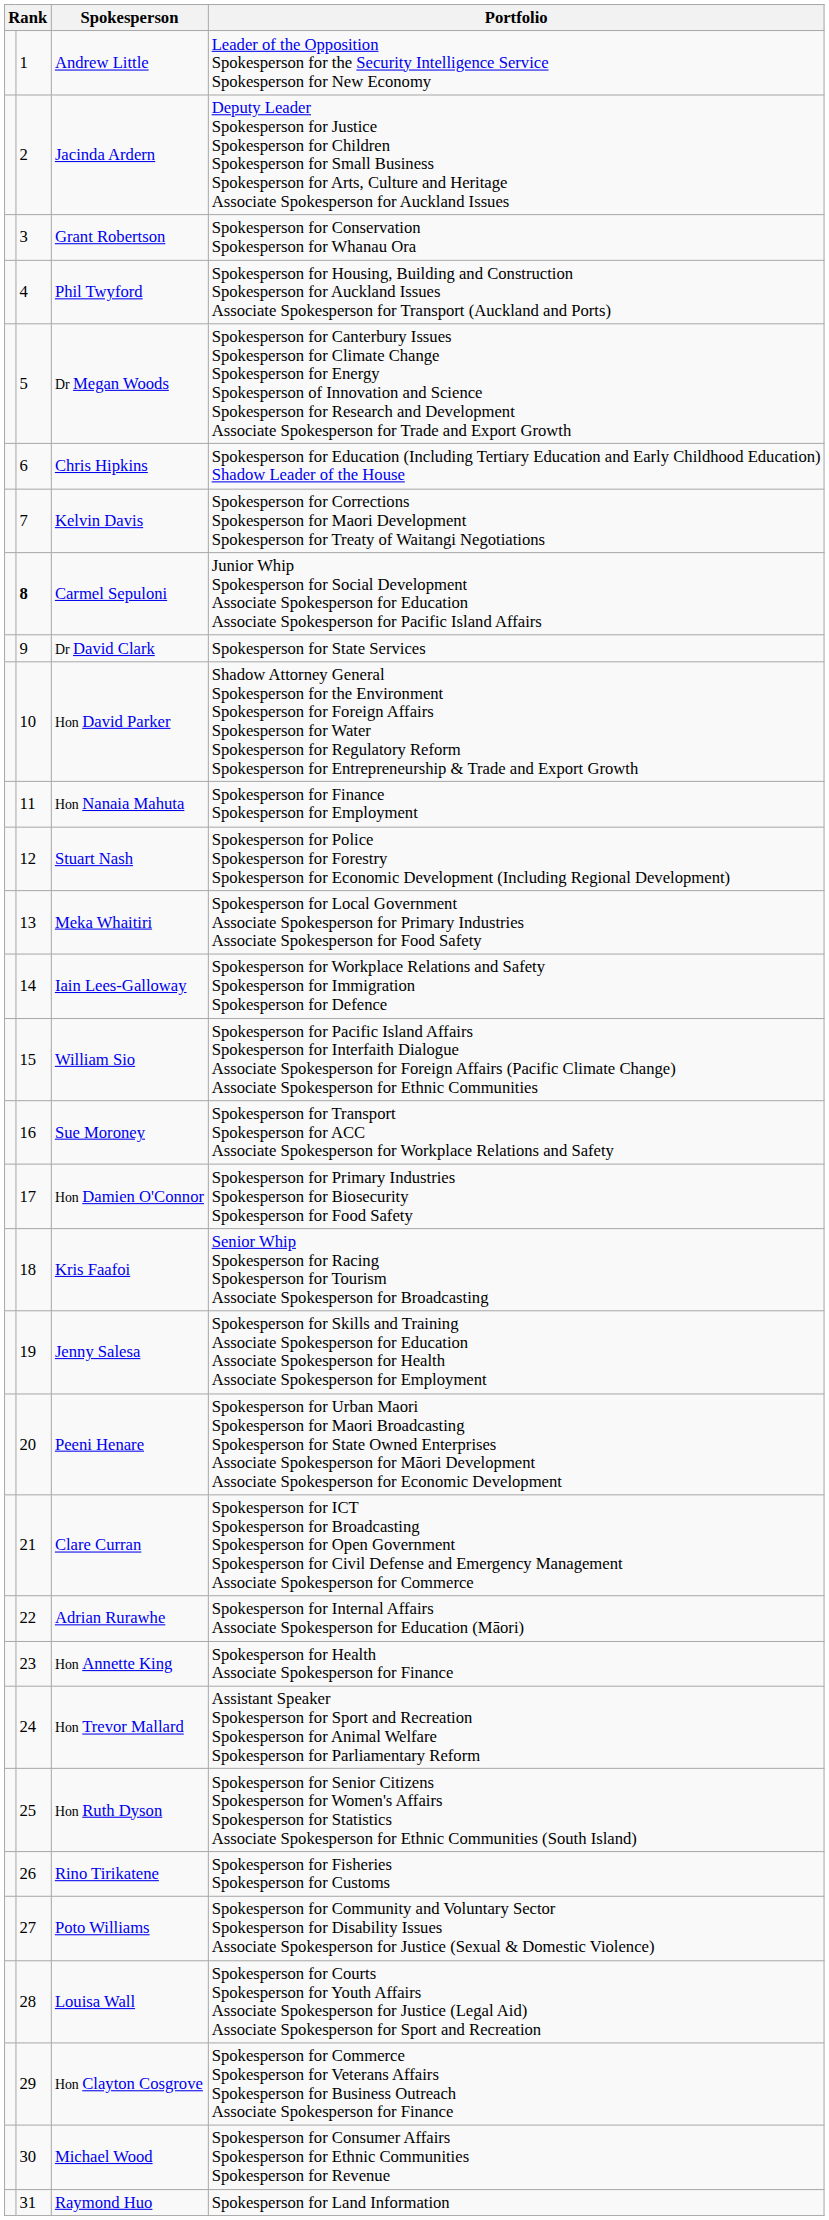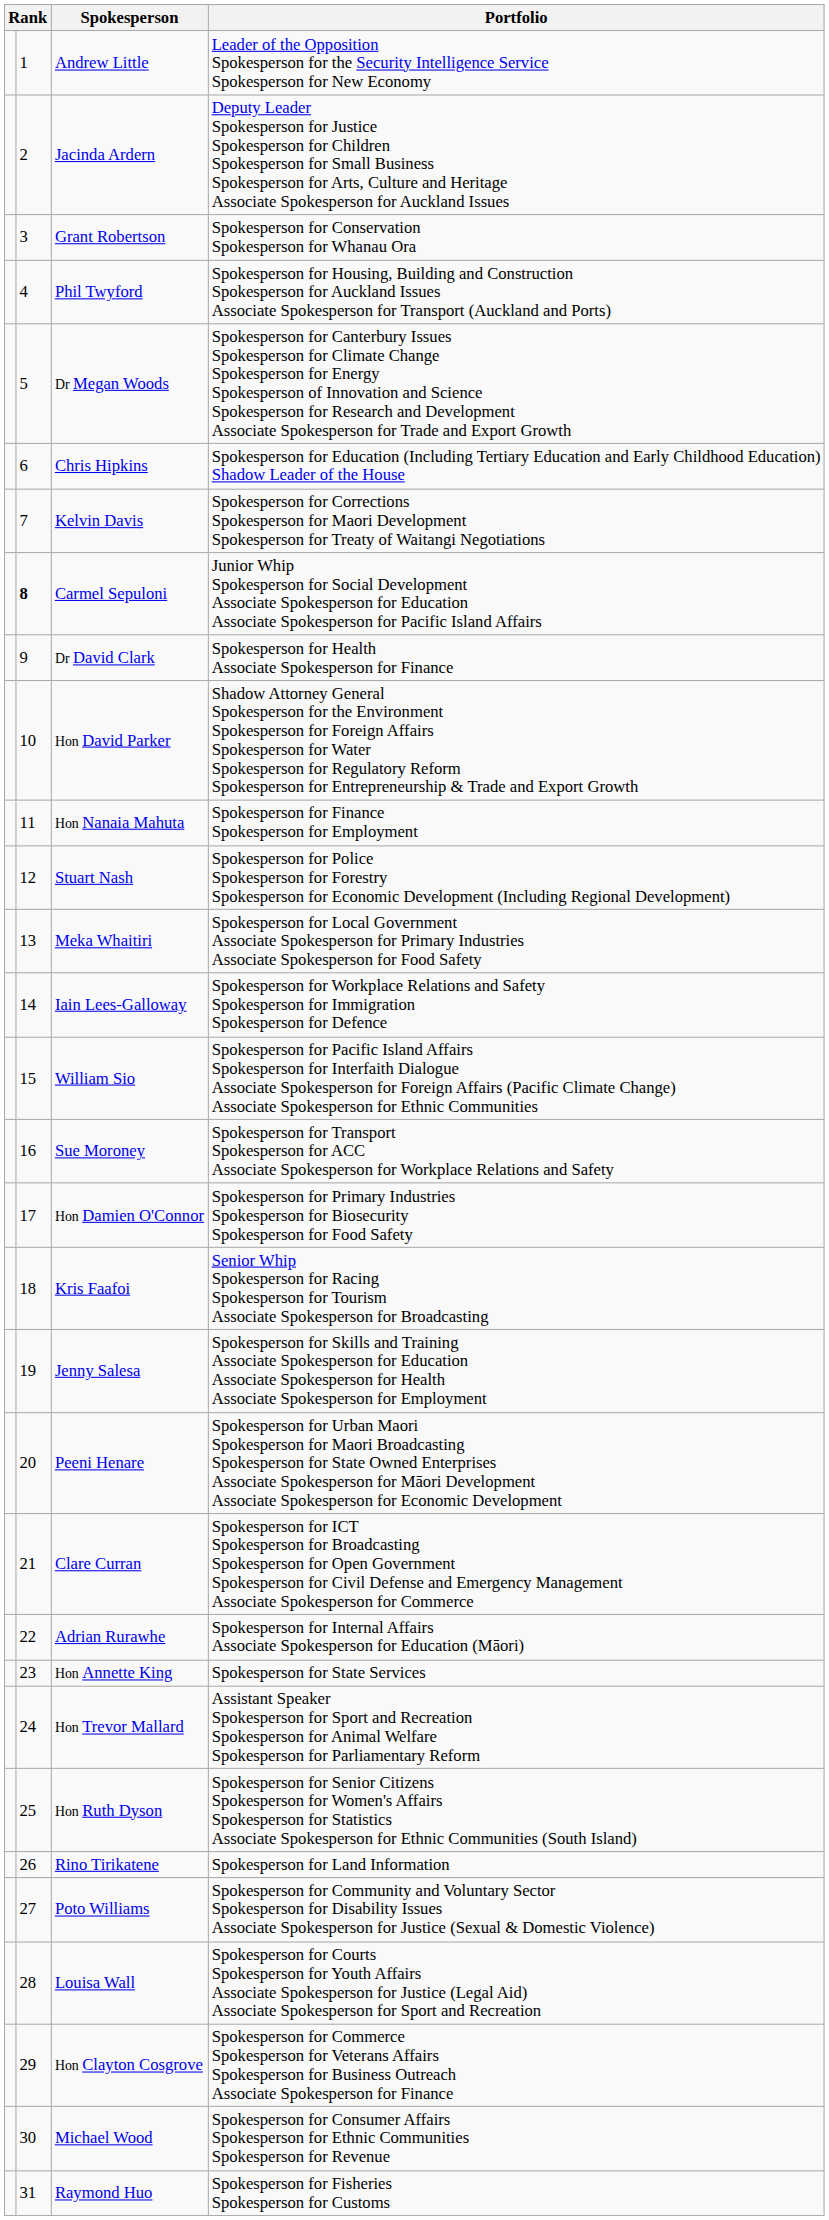(319, 648) Spokesperson for State Services -> (333, 657) Spokesperson for Health Associate Spokesperson for Finance
(333, 1663) Spokesperson for Health Associate Spokesperson for Finance -> (319, 1672) Spokesperson for State Services
(302, 1873) Spokesperson for Fisheries Spokesperson for Customs -> (331, 1864) Spokesperson for Land Information
(331, 2202) Spokesperson for Land Information -> (302, 2192) Spokesperson for Fisheries Spokesperson for Customs
